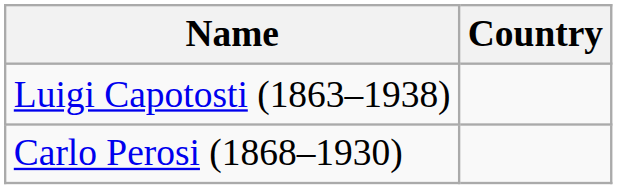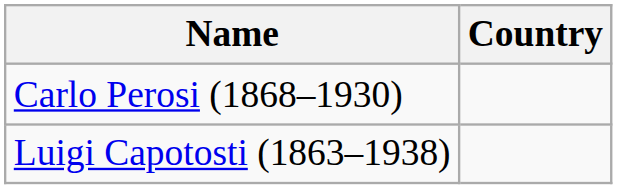rows swapped: (232, 93) <-> (208, 152)
